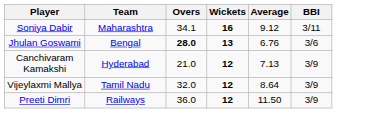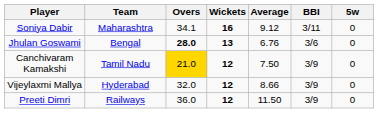+ column: (353, 12)
(125, 64) Hyderabad -> (125, 64) Tamil Nadu
(186, 64) no background -> (186, 64) gold background
(270, 64) 7.13 -> (270, 64) 7.50
(125, 85) Tamil Nadu -> (125, 85) Hyderabad
(270, 85) 8.64 -> (270, 85) 8.66
